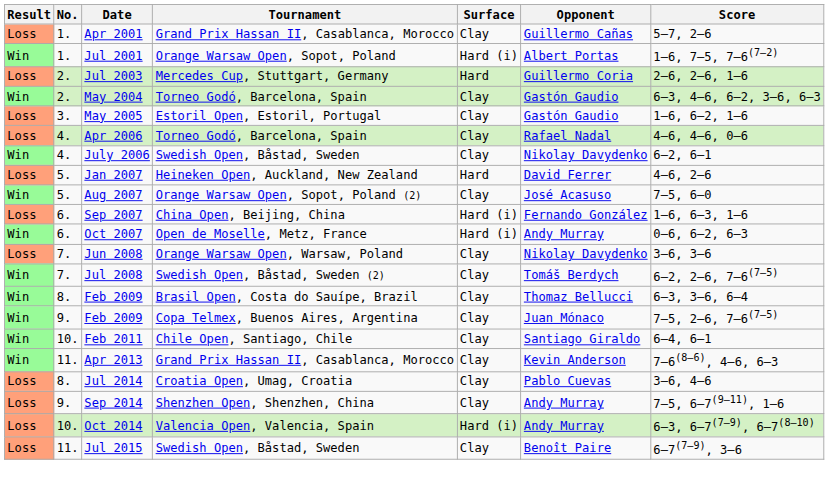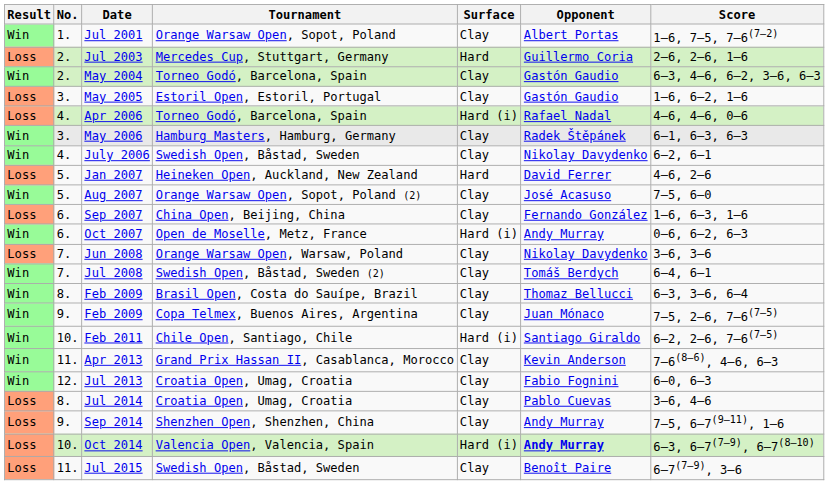- row: (113, 34)
(489, 55) Hard (i) -> (474, 36) Clay
(474, 136) Clay -> (489, 116) Hard (i)
+ row: (113, 136)
(489, 214) Hard (i) -> (474, 214) Clay
(716, 275) 6–2, 2–6, 7–6(7–5) -> (682, 274) 6–4, 6–1
(474, 339) Clay -> (489, 337) Hard (i)
(682, 339) 6–4, 6–1 -> (716, 337) 6–2, 2–6, 7–6(7–5)
+ row: (113, 381)
(564, 425) normal -> (564, 445) bold
